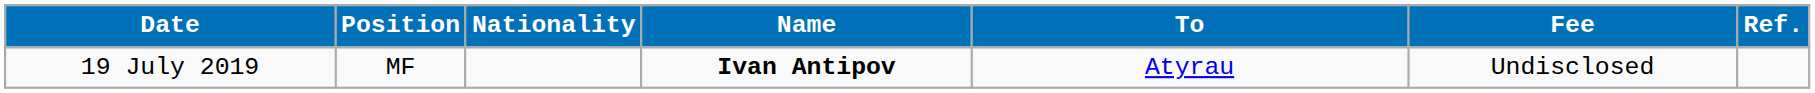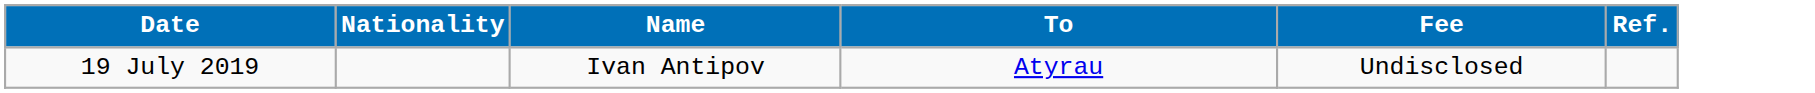- column: (401, 26)
(807, 67) bold -> (676, 67) normal
